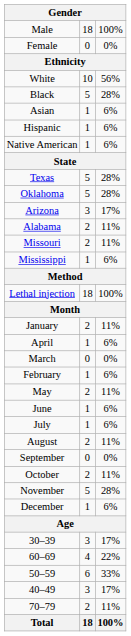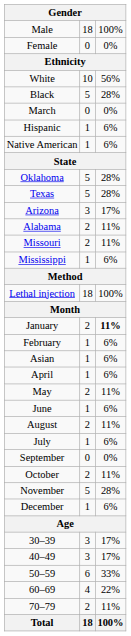rows swapped: (42, 111) <-> (42, 359)
rows swapped: (42, 194) <-> (42, 177)
(110, 326) normal -> (110, 326) bold
rows swapped: (42, 375) <-> (42, 342)
rows swapped: (42, 425) <-> (42, 441)
rows swapped: (42, 590) <-> (42, 557)
